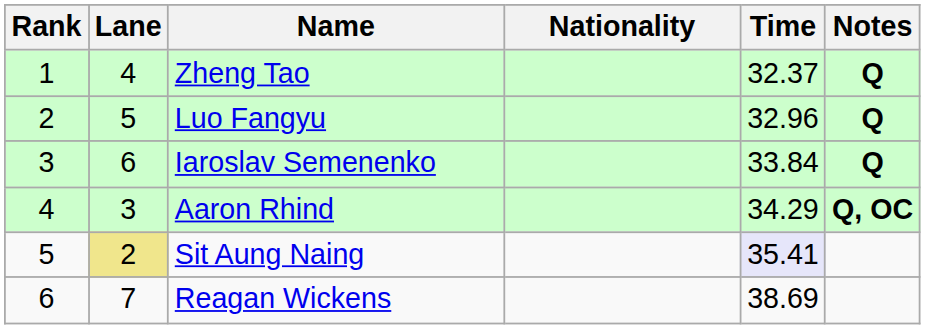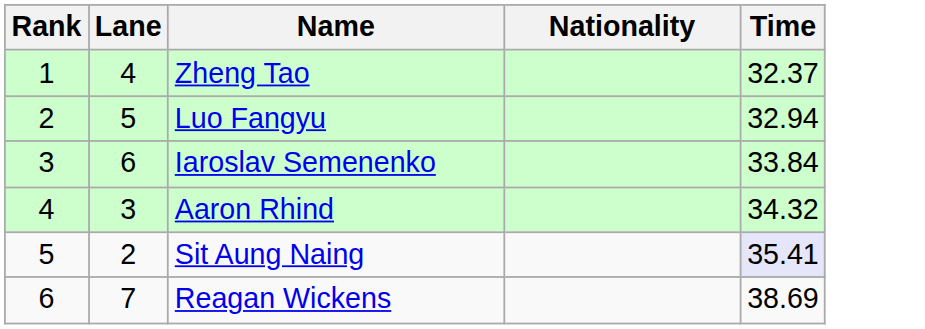- column: (873, 27)
(783, 118) 32.96 -> (783, 118) 32.94
(783, 208) 34.29 -> (783, 208) 34.32
(128, 254) khaki background -> (128, 254) no background
